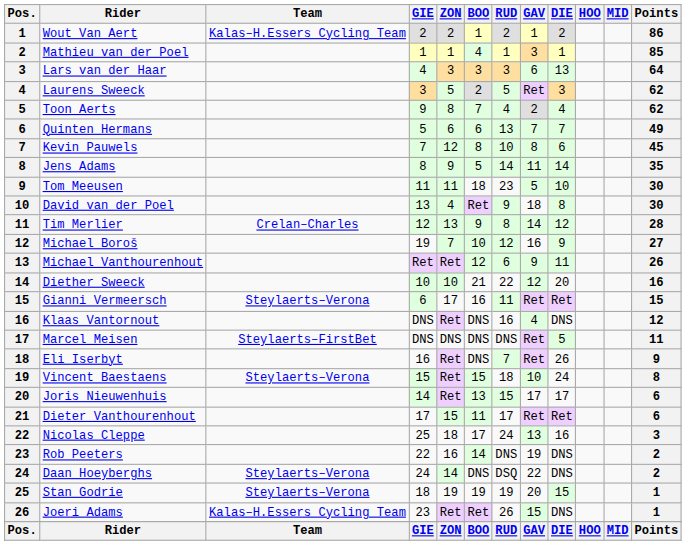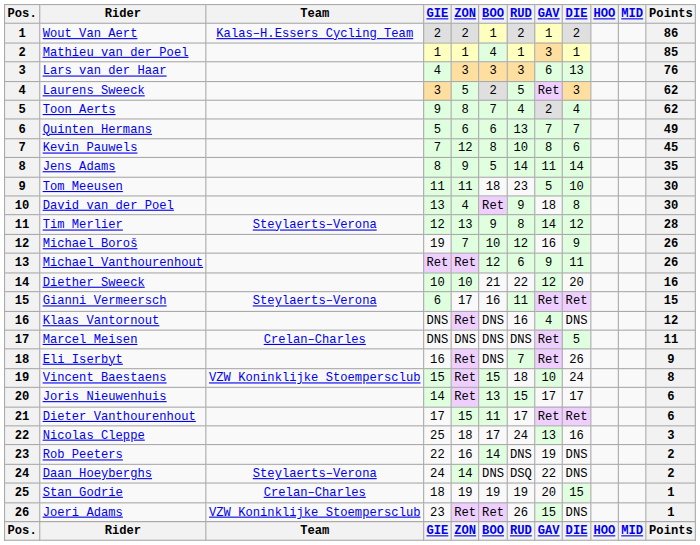(656, 72) 64 -> (671, 72) 76
(307, 225) Crelan–Charles -> (315, 225) Steylaerts–Verona
(656, 244) 27 -> (671, 244) 26
(307, 340) Steylaerts–FirstBet -> (315, 340) Crelan–Charles
(307, 378) Steylaerts–Verona -> (315, 378) VZW Koninklijke Stoempersclub
(307, 493) Steylaerts–Verona -> (315, 493) Crelan–Charles
(307, 512) Kalas–H.Essers Cycling Team -> (315, 512) VZW Koninklijke Stoempersclub
